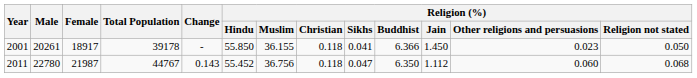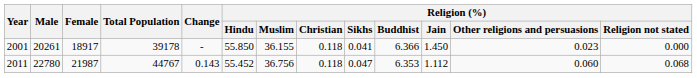(677, 47) 0.050 -> (677, 47) 0.000
(407, 64) 6.350 -> (407, 64) 6.353
